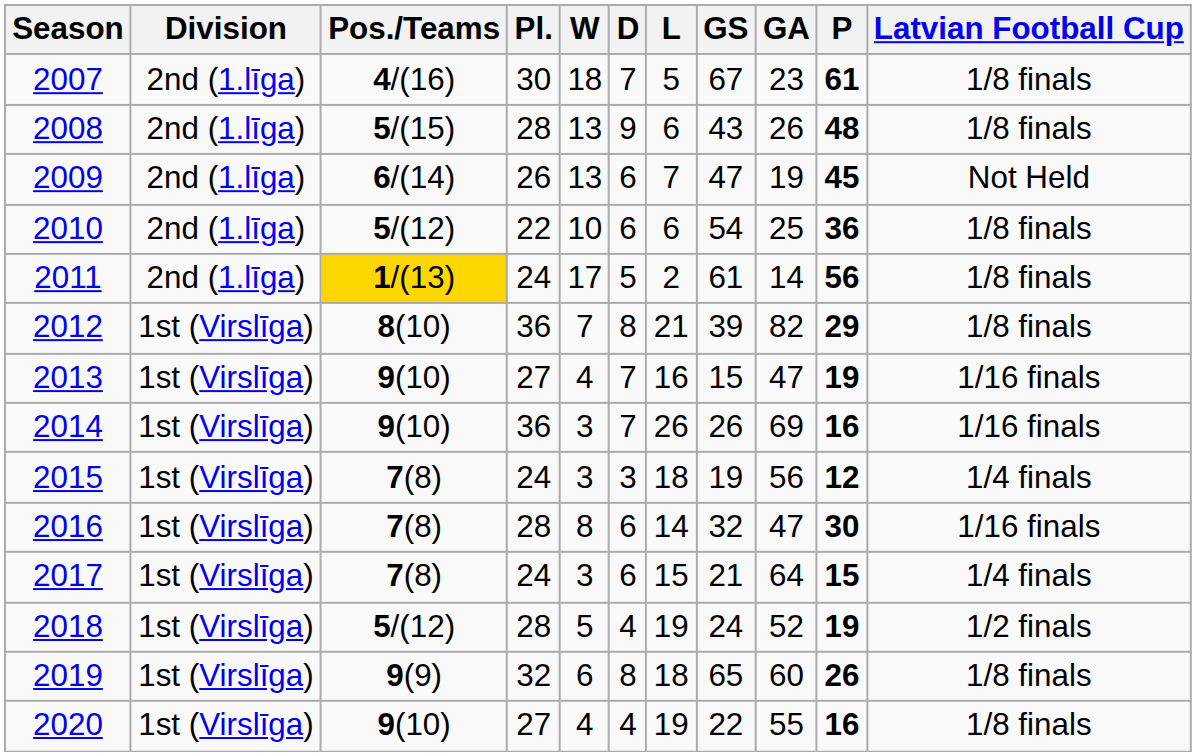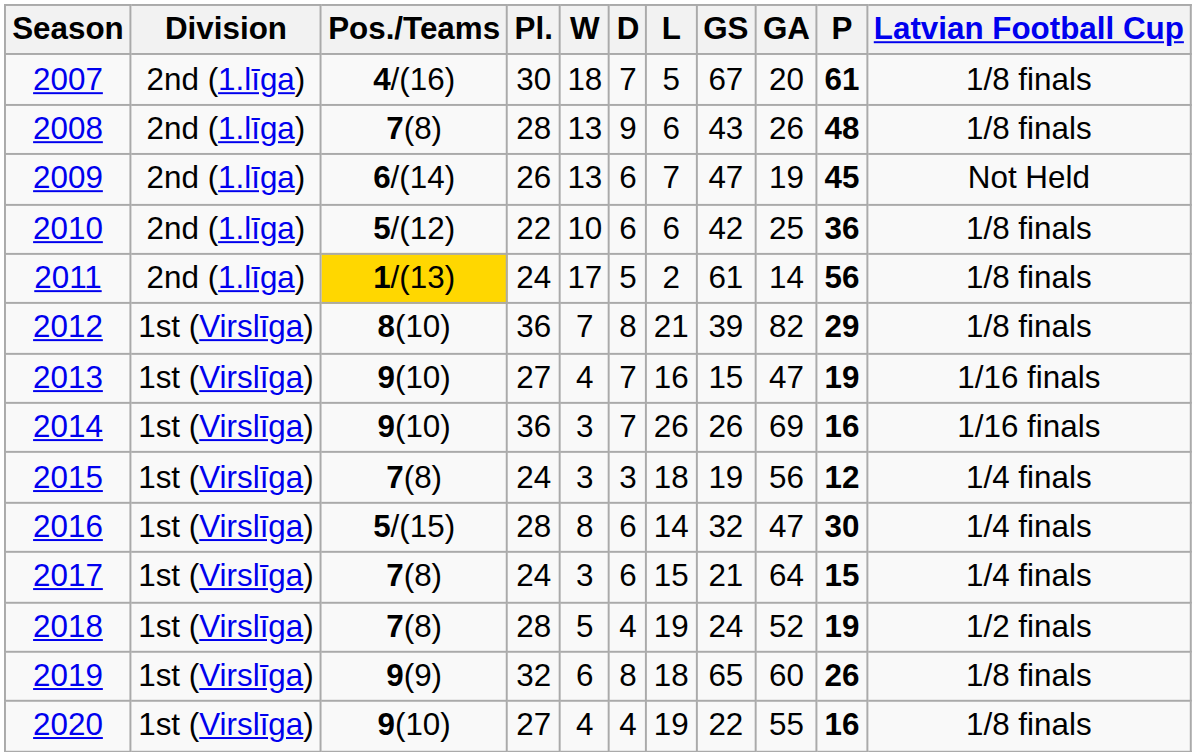(786, 79) 23 -> (786, 79) 20
(414, 128) 5/(15) -> (414, 128) 7(8)
(726, 228) 54 -> (726, 228) 42
(414, 526) 7(8) -> (414, 526) 5/(15)
(1029, 526) 1/16 finals -> (1029, 526) 1/4 finals
(414, 626) 5/(12) -> (414, 626) 7(8)
